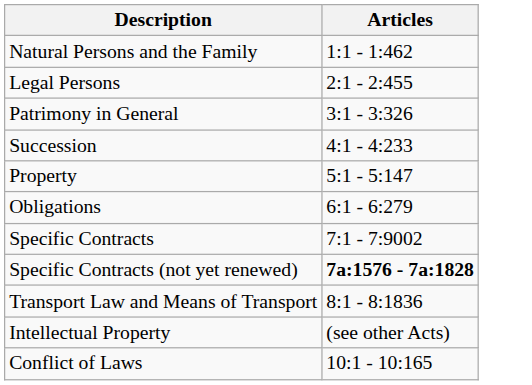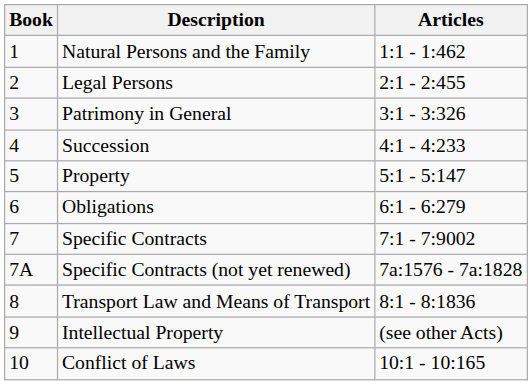+ column: (31, 20)
(400, 269) bold -> (451, 269) normal
